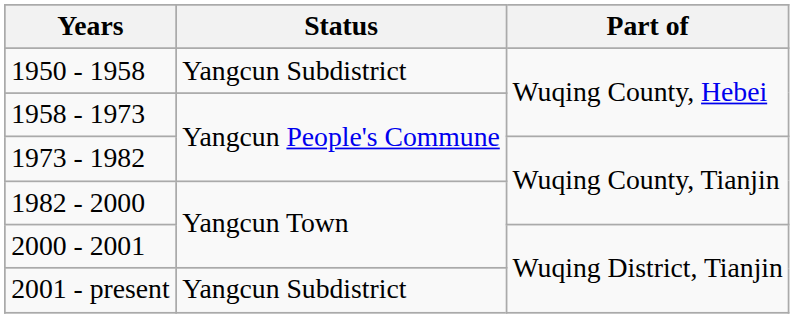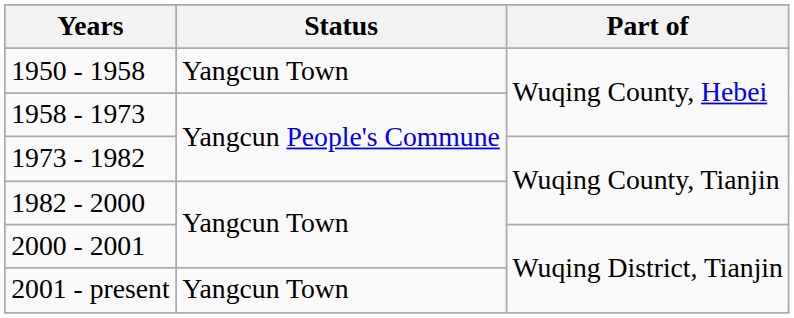(294, 70) Yangcun Subdistrict -> (265, 70) Yangcun Town
(294, 289) Yangcun Subdistrict -> (265, 289) Yangcun Town
